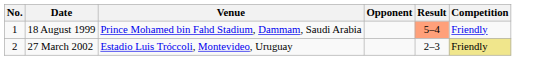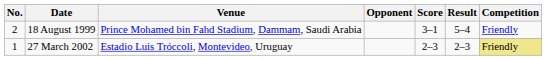+ column: (430, 13)
(15, 30) 1 -> (15, 30) 2
(432, 30) lightsalmon background -> (462, 30) no background
(15, 47) 2 -> (15, 47) 1
